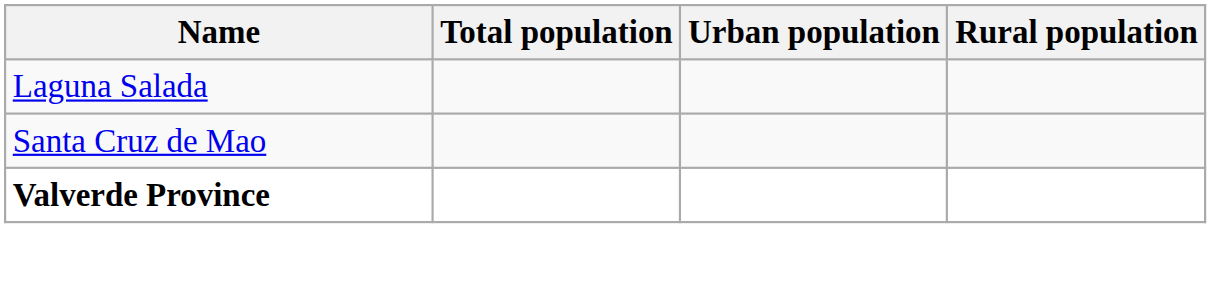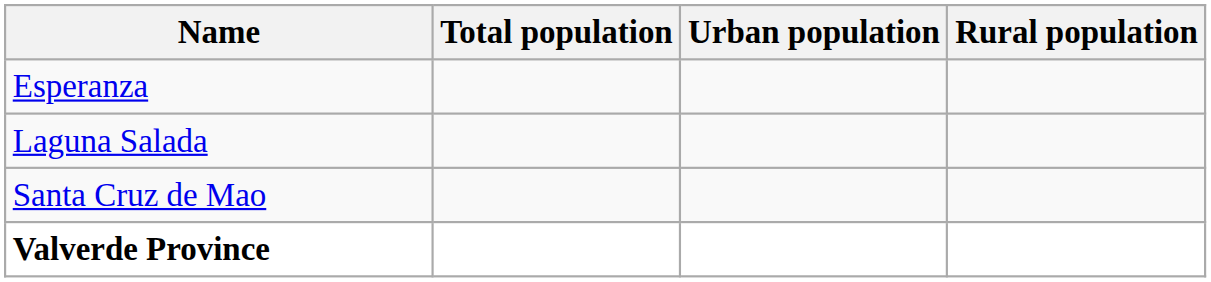+ row: (80, 86)
